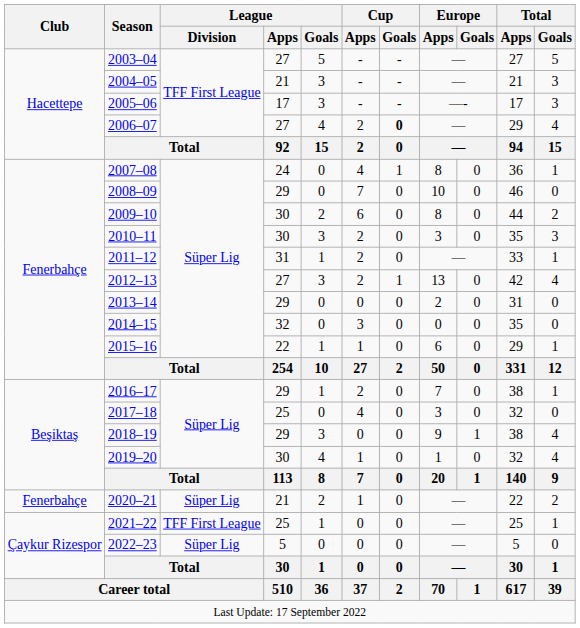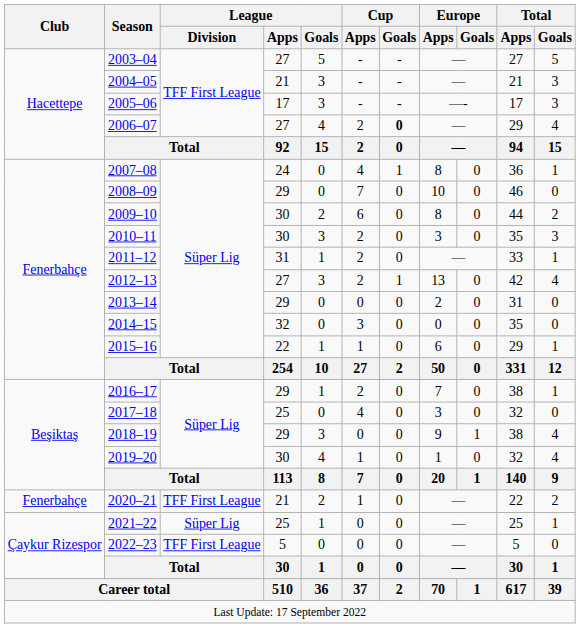(212, 501) Süper Lig -> (212, 501) TFF First League
(212, 523) TFF First League -> (212, 523) Süper Lig
(212, 545) Süper Lig -> (212, 545) TFF First League
